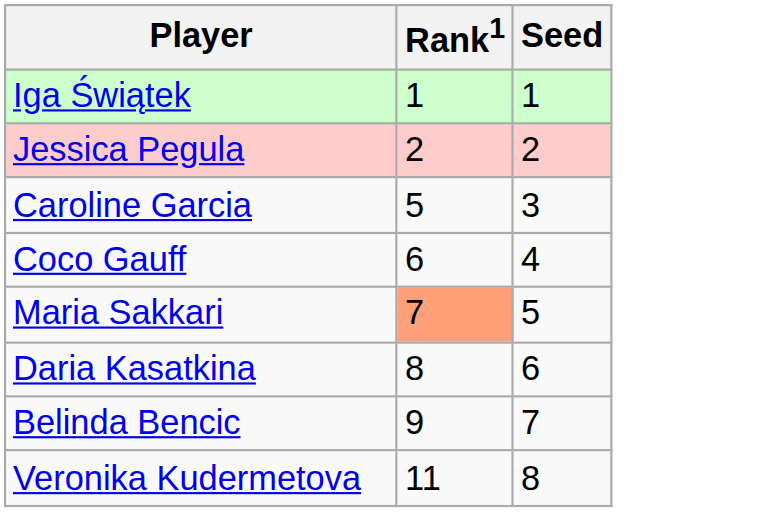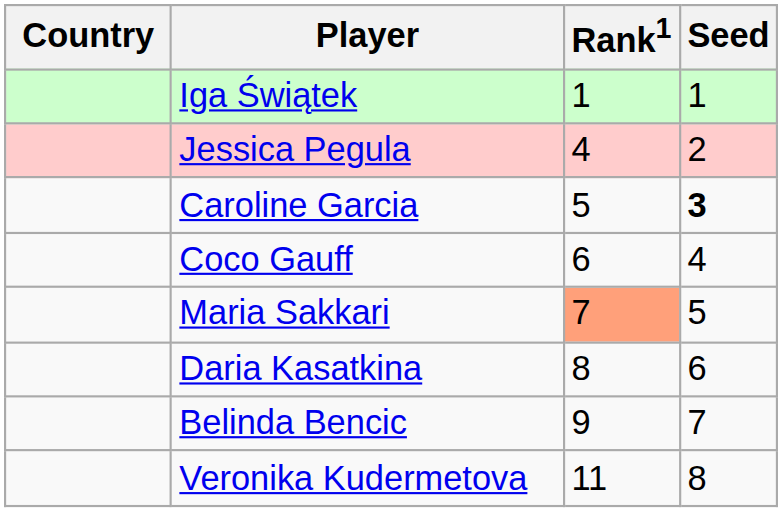+ column: (88, 36)
(415, 150) 2 -> (581, 150) 4
(531, 204) normal -> (697, 204) bold
